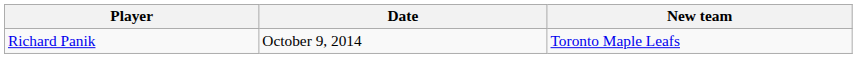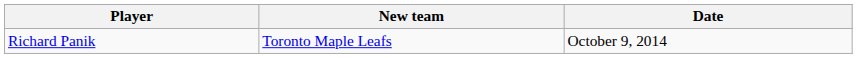columns swapped: (700, 16) <-> (403, 16)
